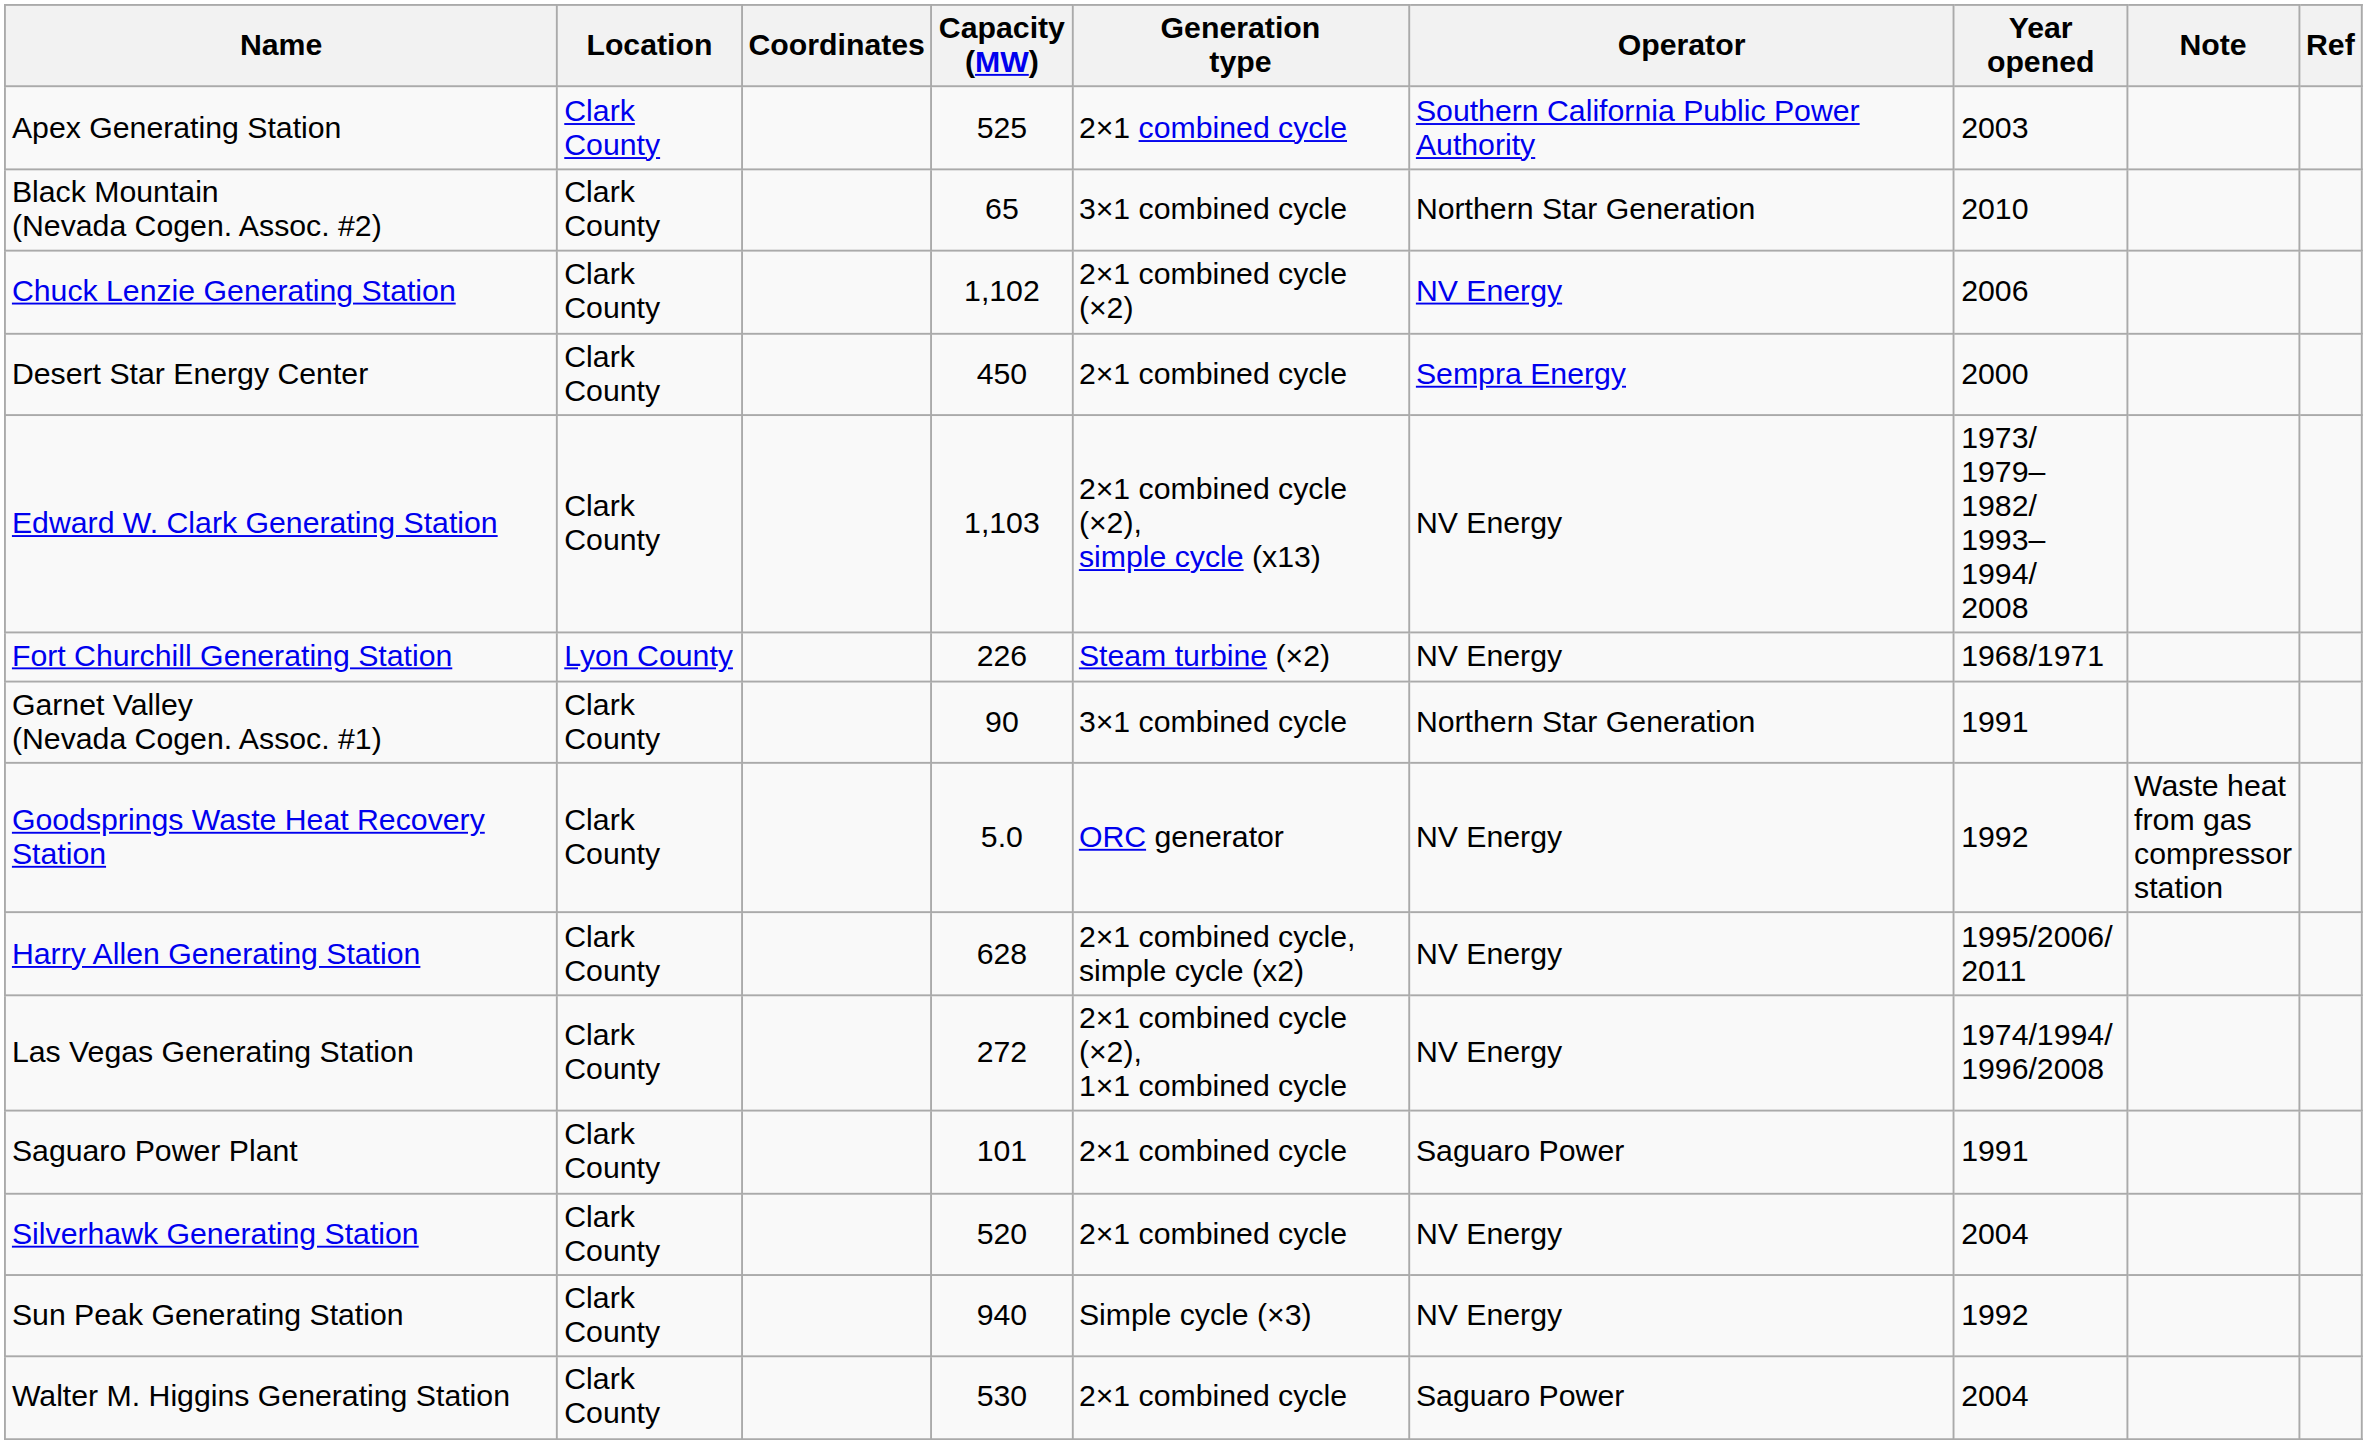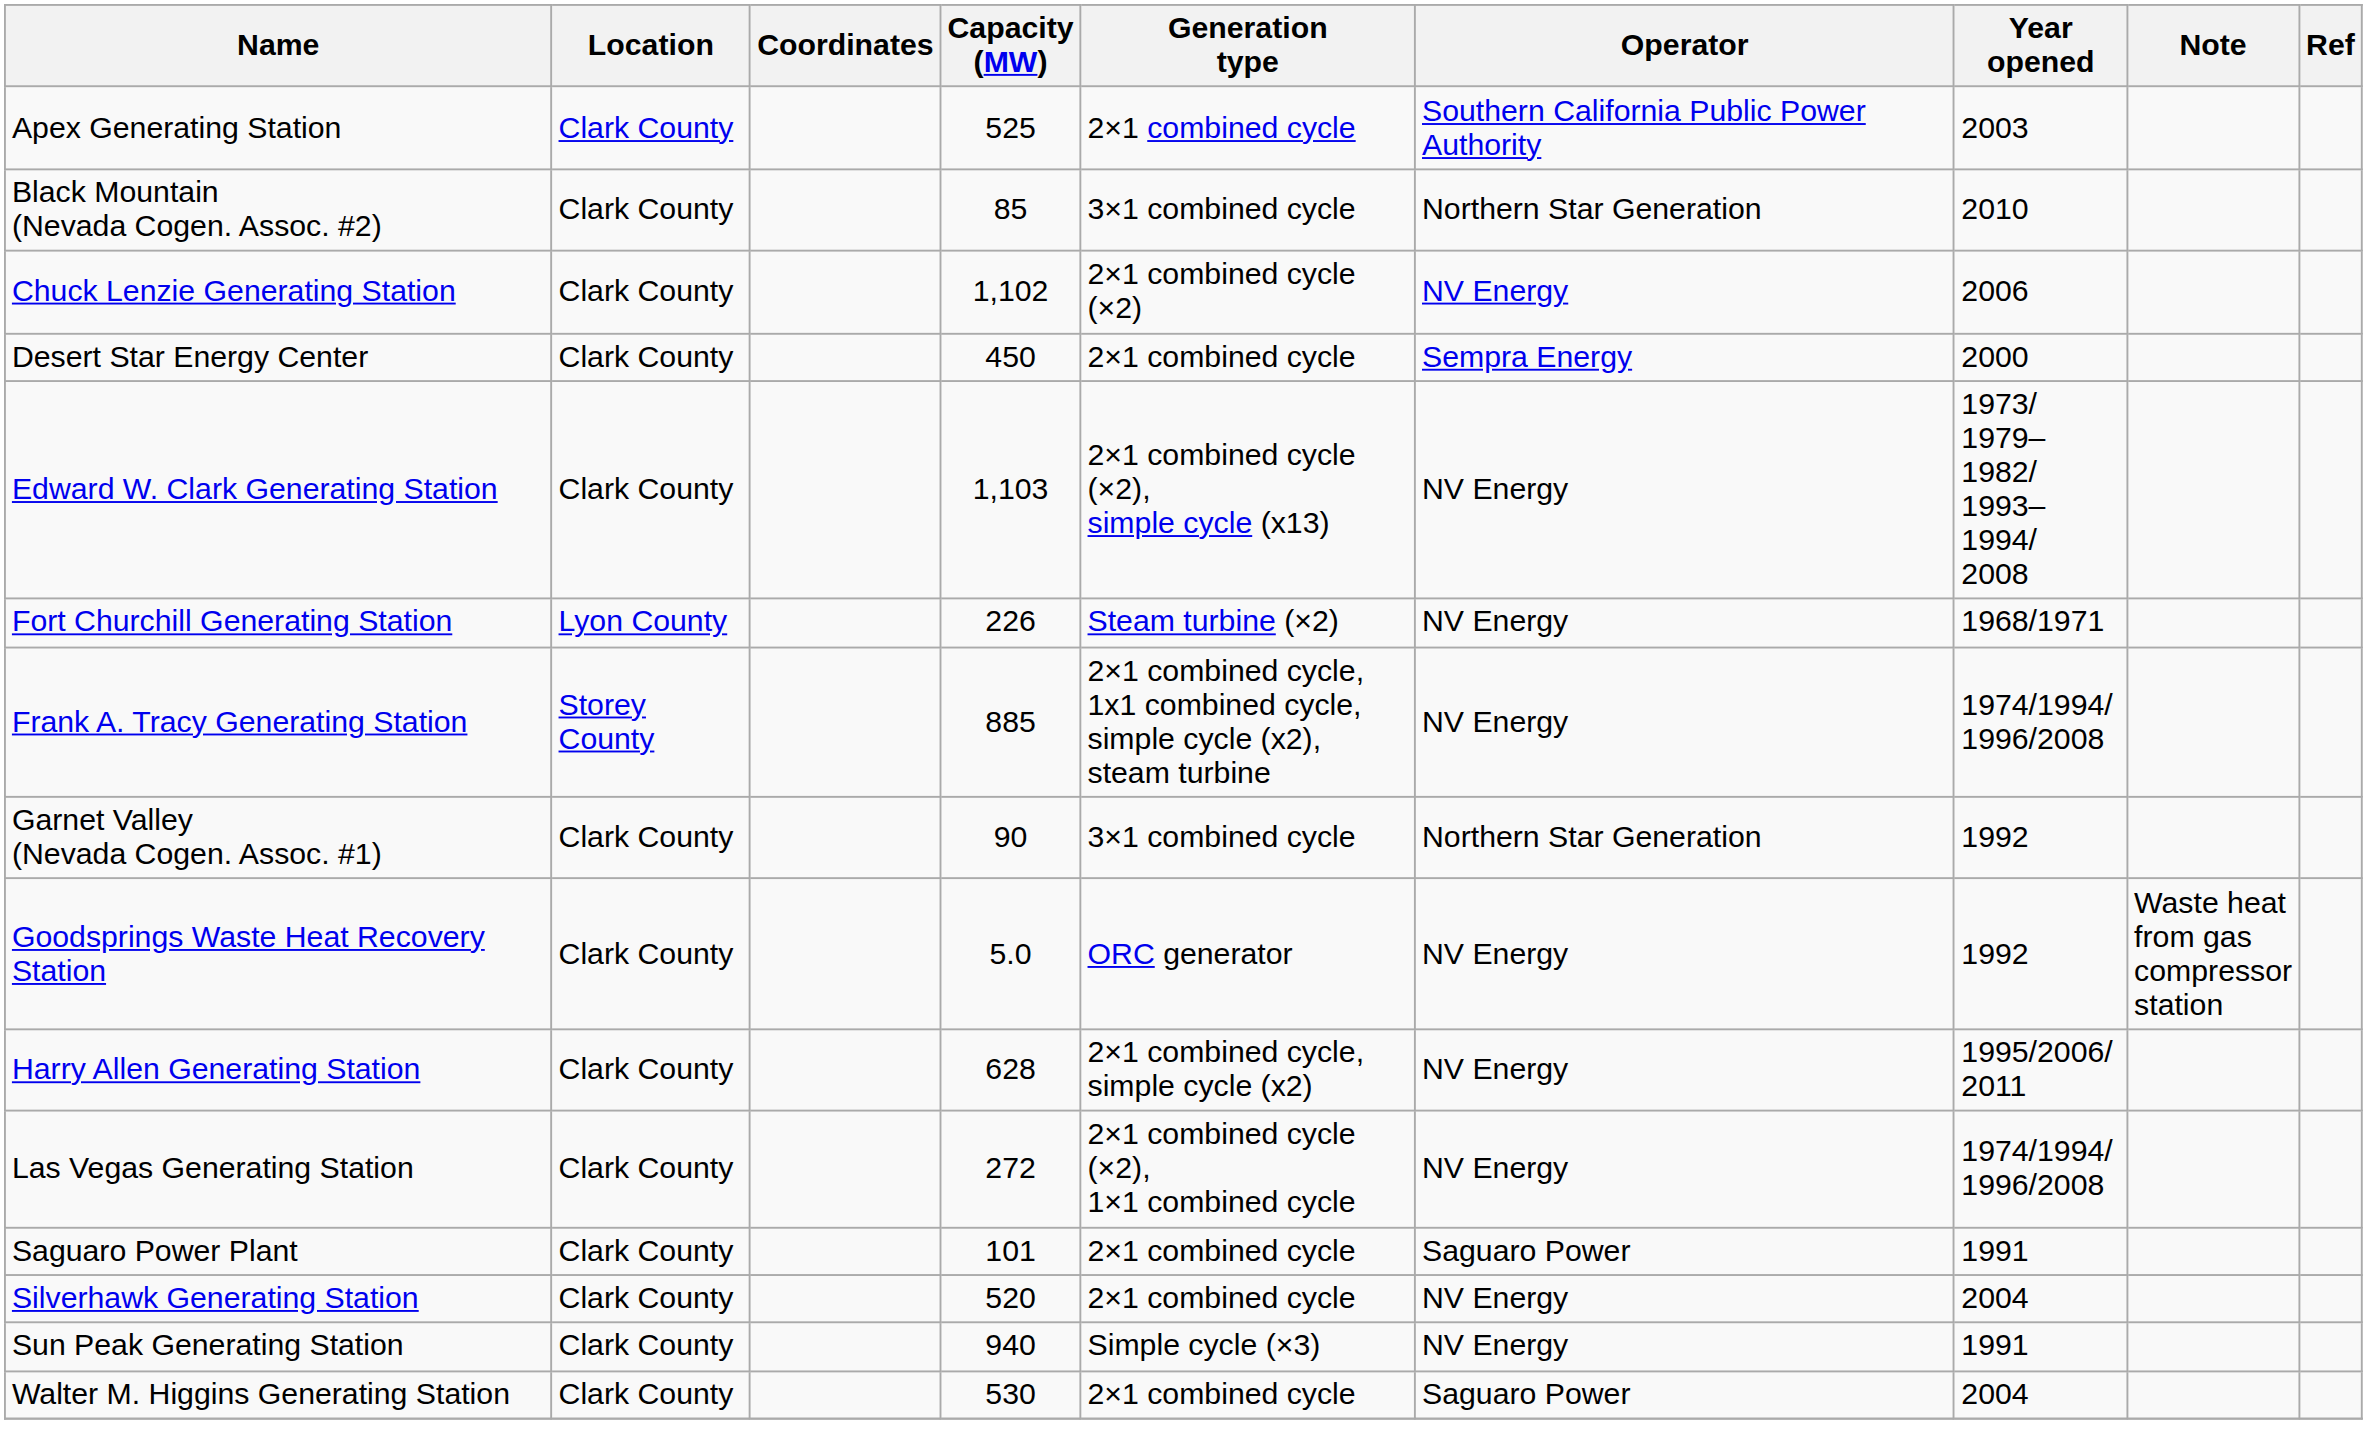(1002, 209) 65 -> (1011, 209) 85
+ row: (240, 721)
(1995, 721) 1991 -> (1995, 837) 1992
(1995, 1315) 1992 -> (1995, 1346) 1991
